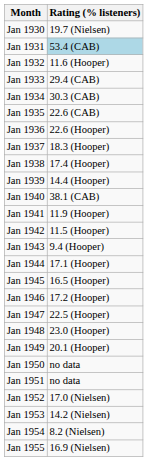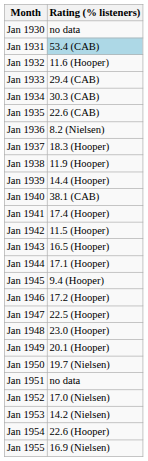(80, 29) 19.7 (Nielsen) -> (65, 29) no data
(79, 130) 22.6 (Hooper) -> (77, 130) 8.2 (Nielsen)
(79, 163) 17.4 (Hooper) -> (79, 163) 11.9 (Hooper)
(79, 213) 11.9 (Hooper) -> (79, 213) 17.4 (Hooper)
(77, 247) 9.4 (Hooper) -> (79, 247) 16.5 (Hooper)
(79, 280) 16.5 (Hooper) -> (77, 280) 9.4 (Hooper)
(65, 364) no data -> (80, 364) 19.7 (Nielsen)
(77, 431) 8.2 (Nielsen) -> (79, 431) 22.6 (Hooper)
